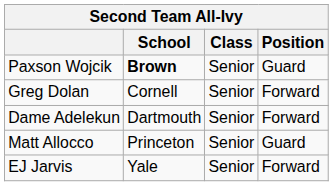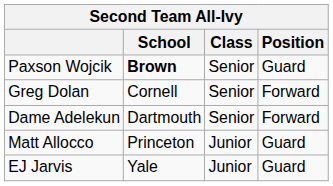(231, 142) Senior -> (230, 142) Junior
(231, 167) Senior -> (230, 167) Junior
(291, 167) Forward -> (284, 167) Guard
